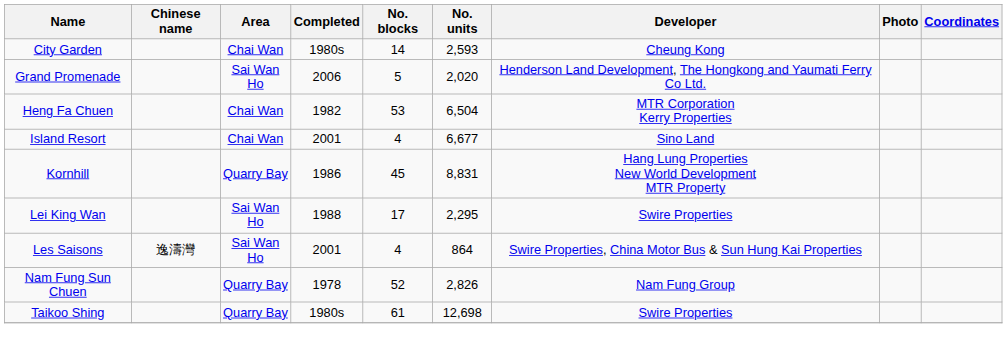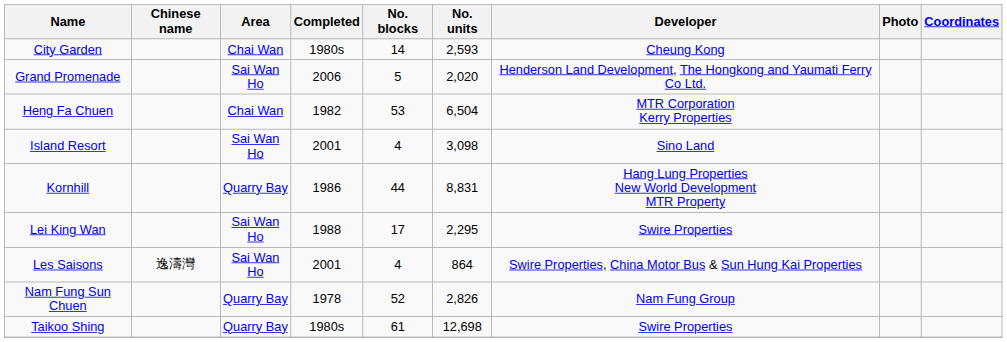(255, 139) Chai Wan -> (255, 146) Sai Wan Ho
(462, 139) 6,677 -> (462, 146) 3,098
(398, 173) 45 -> (398, 188) 44
